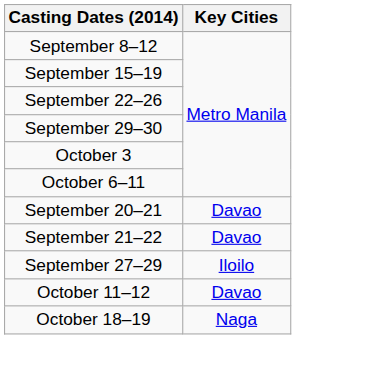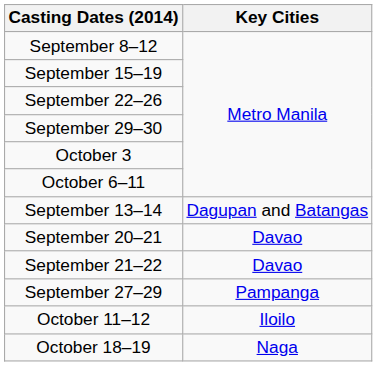+ row: (94, 210)
(236, 264) Iloilo -> (277, 292) Pampanga
(236, 292) Davao -> (277, 319) Iloilo
